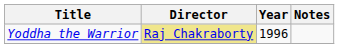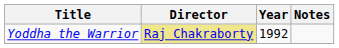(274, 34) 1996 -> (274, 34) 1992
